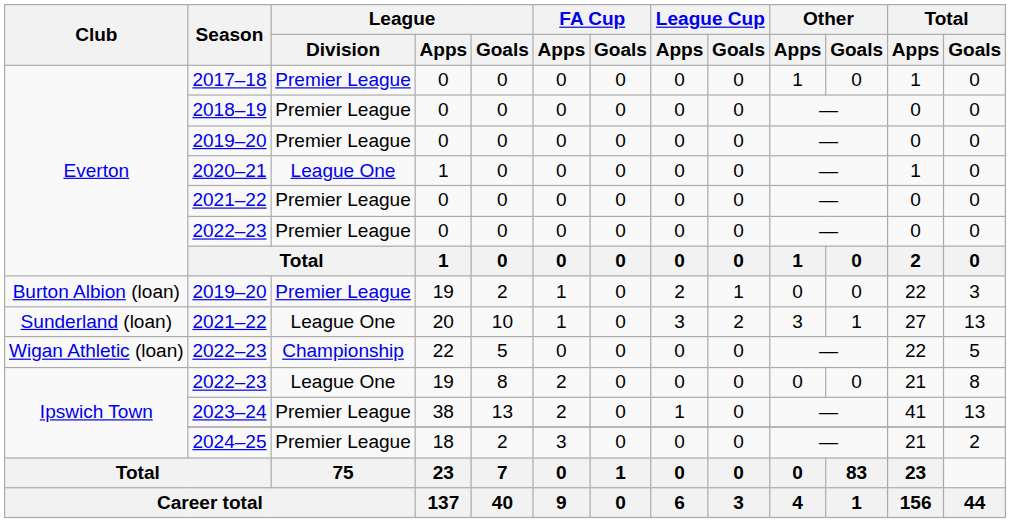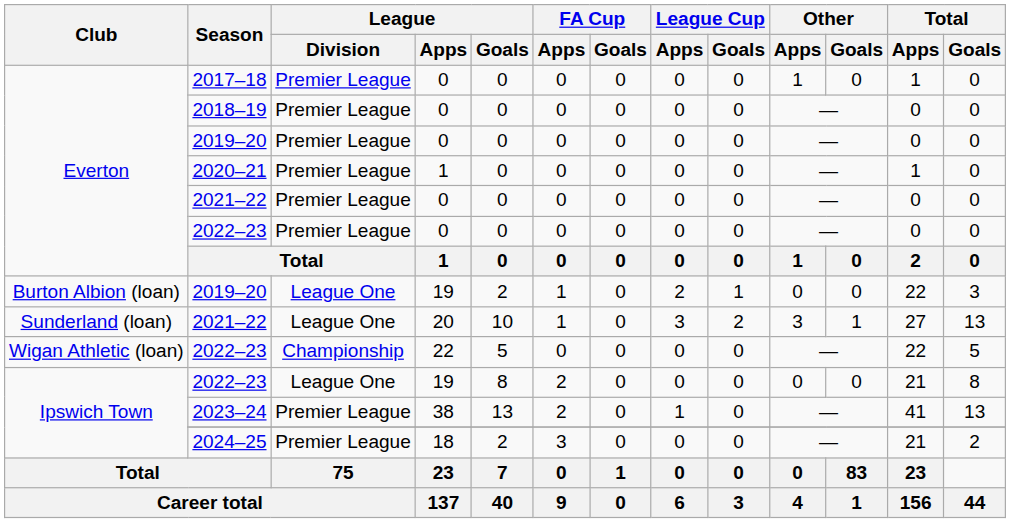(343, 170) League One -> (343, 170) Premier League
(343, 291) Premier League -> (343, 291) League One
